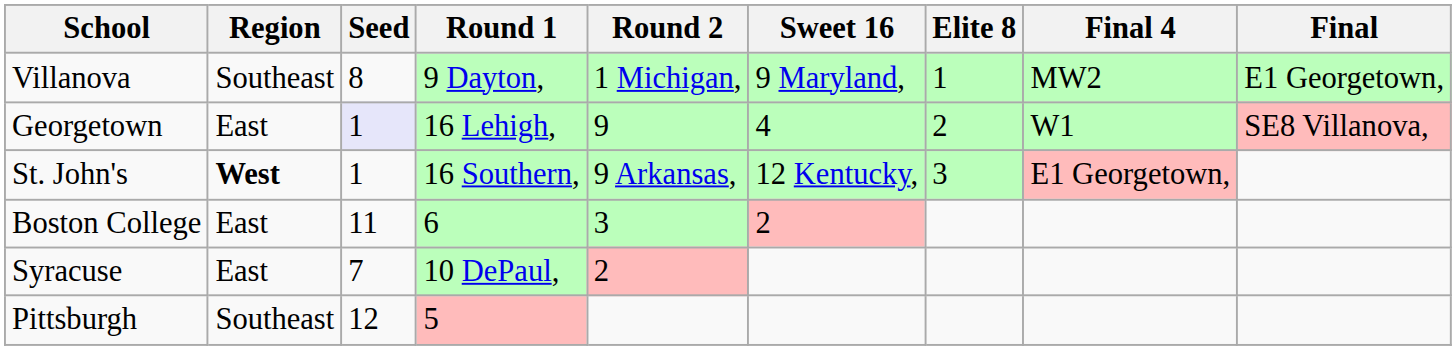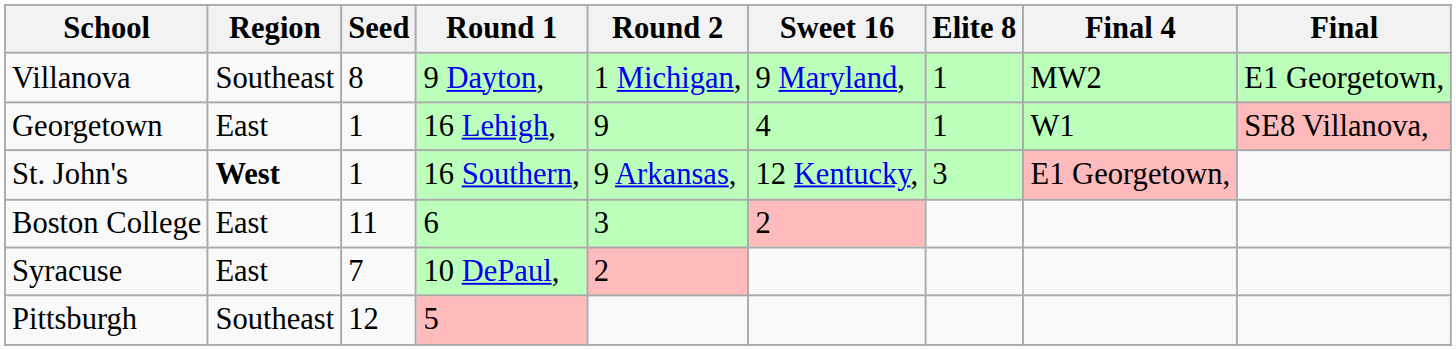(356, 125) lavender background -> (356, 125) no background
(940, 125) 2 -> (940, 125) 1
